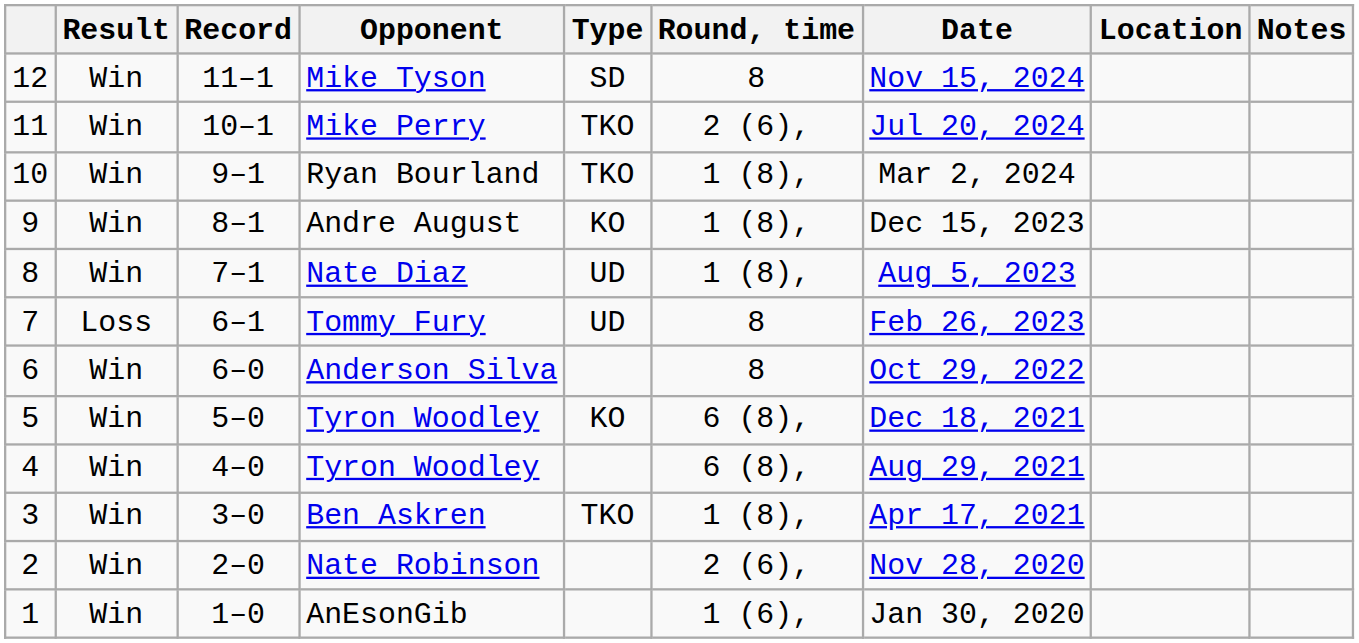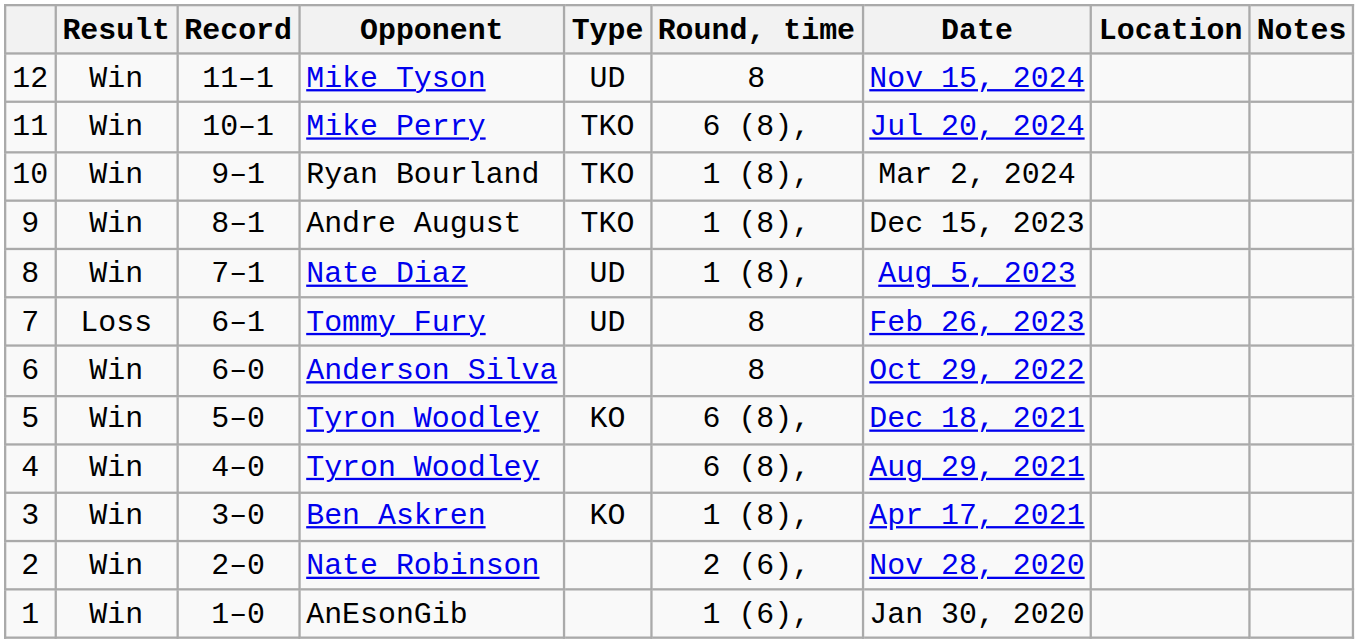(608, 78) SD -> (608, 78) UD
(756, 127) 2 (6), -> (756, 127) 6 (8),
(608, 224) KO -> (608, 224) TKO
(608, 517) TKO -> (608, 517) KO
